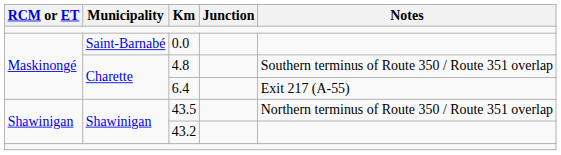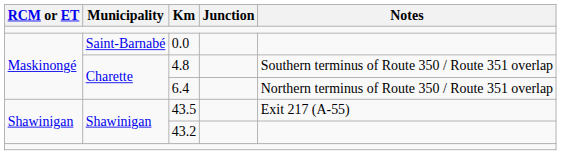(305, 88) Exit 217 (A-55) -> (407, 88) Northern terminus of Route 350 / Route 351 overlap
(407, 110) Northern terminus of Route 350 / Route 351 overlap -> (305, 110) Exit 217 (A-55)
